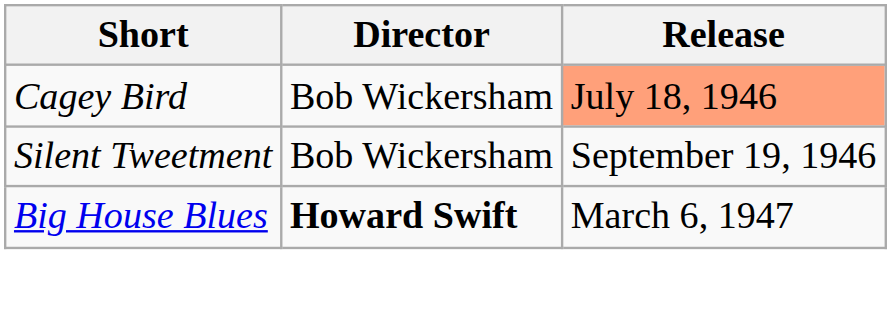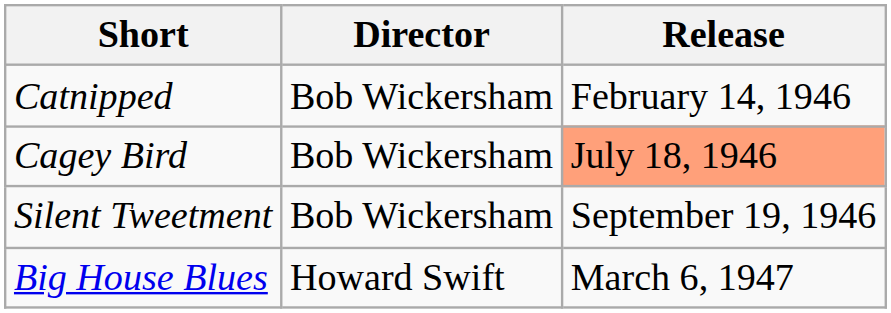+ row: (93, 95)
(404, 215) bold -> (397, 276) normal
